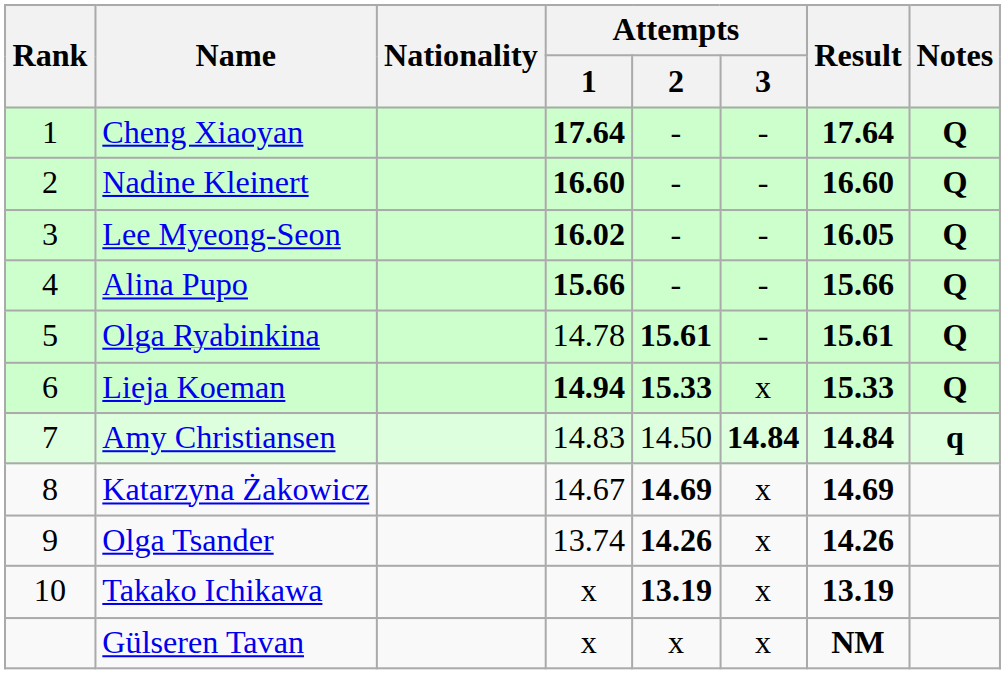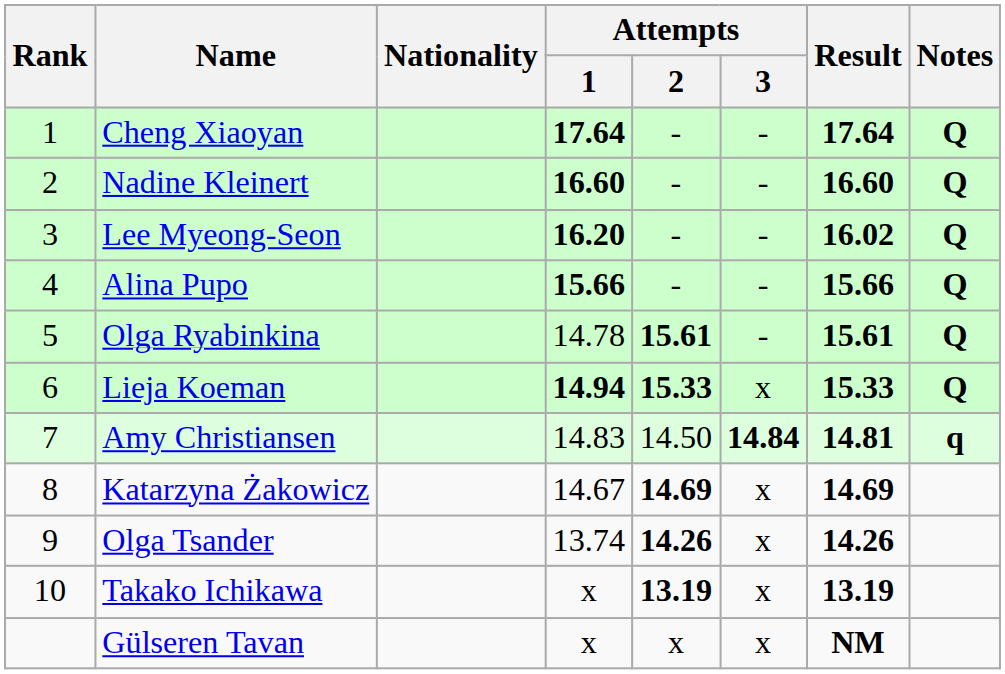(589, 234) 16.02 -> (589, 234) 16.20
(858, 234) 16.05 -> (858, 234) 16.02
(858, 438) 14.84 -> (858, 438) 14.81
